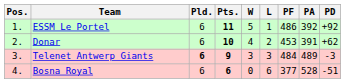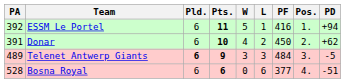columns swapped: (17, 12) <-> (309, 12)
(288, 27) 486 -> (283, 27) 416
(330, 27) +92 -> (330, 27) +94
(288, 41) 453 -> (283, 41) 450
(330, 56) -3 -> (330, 56) -5
